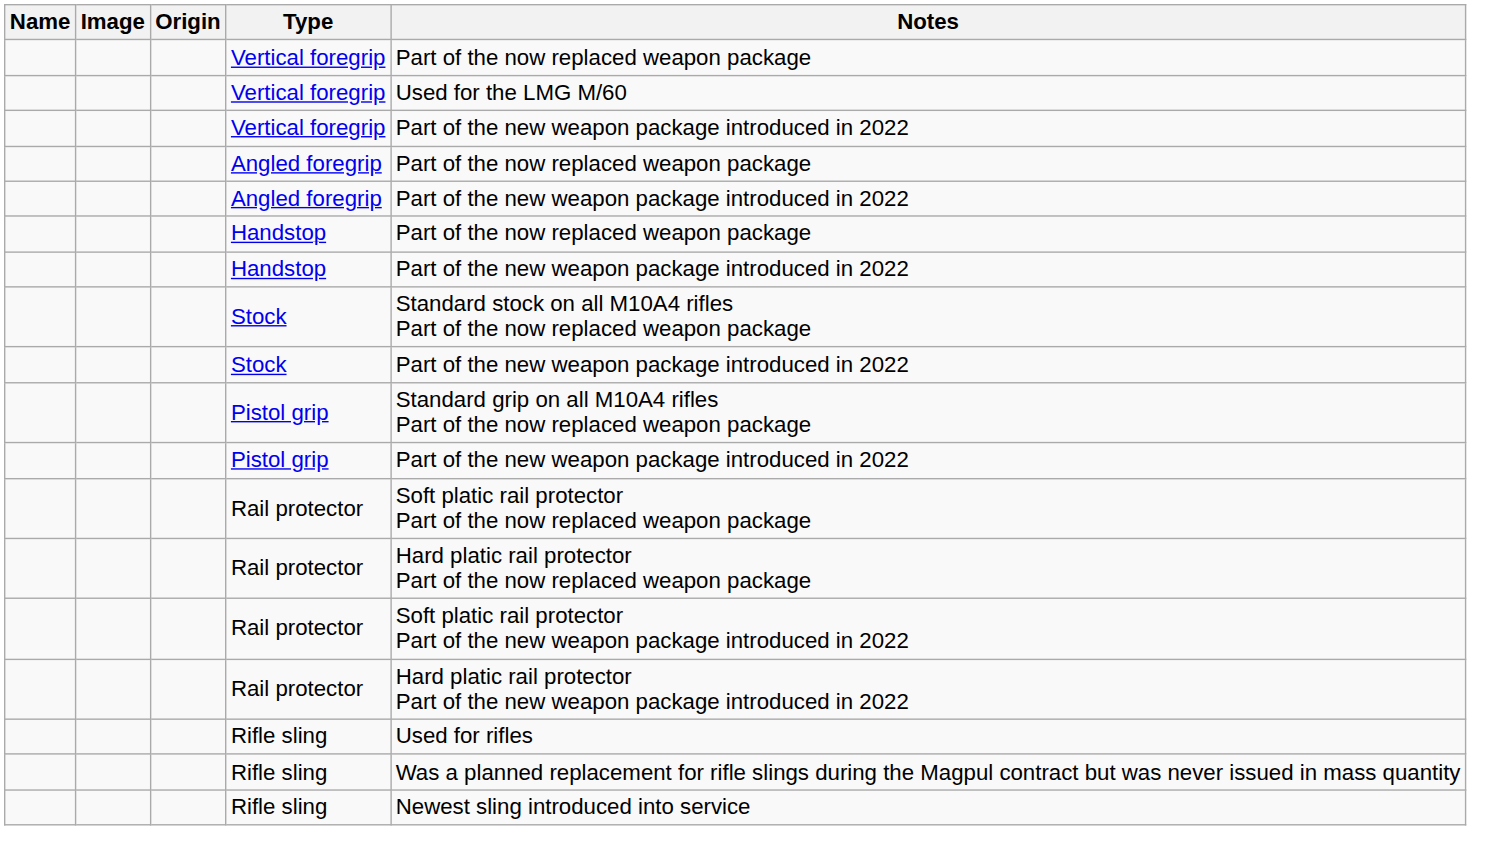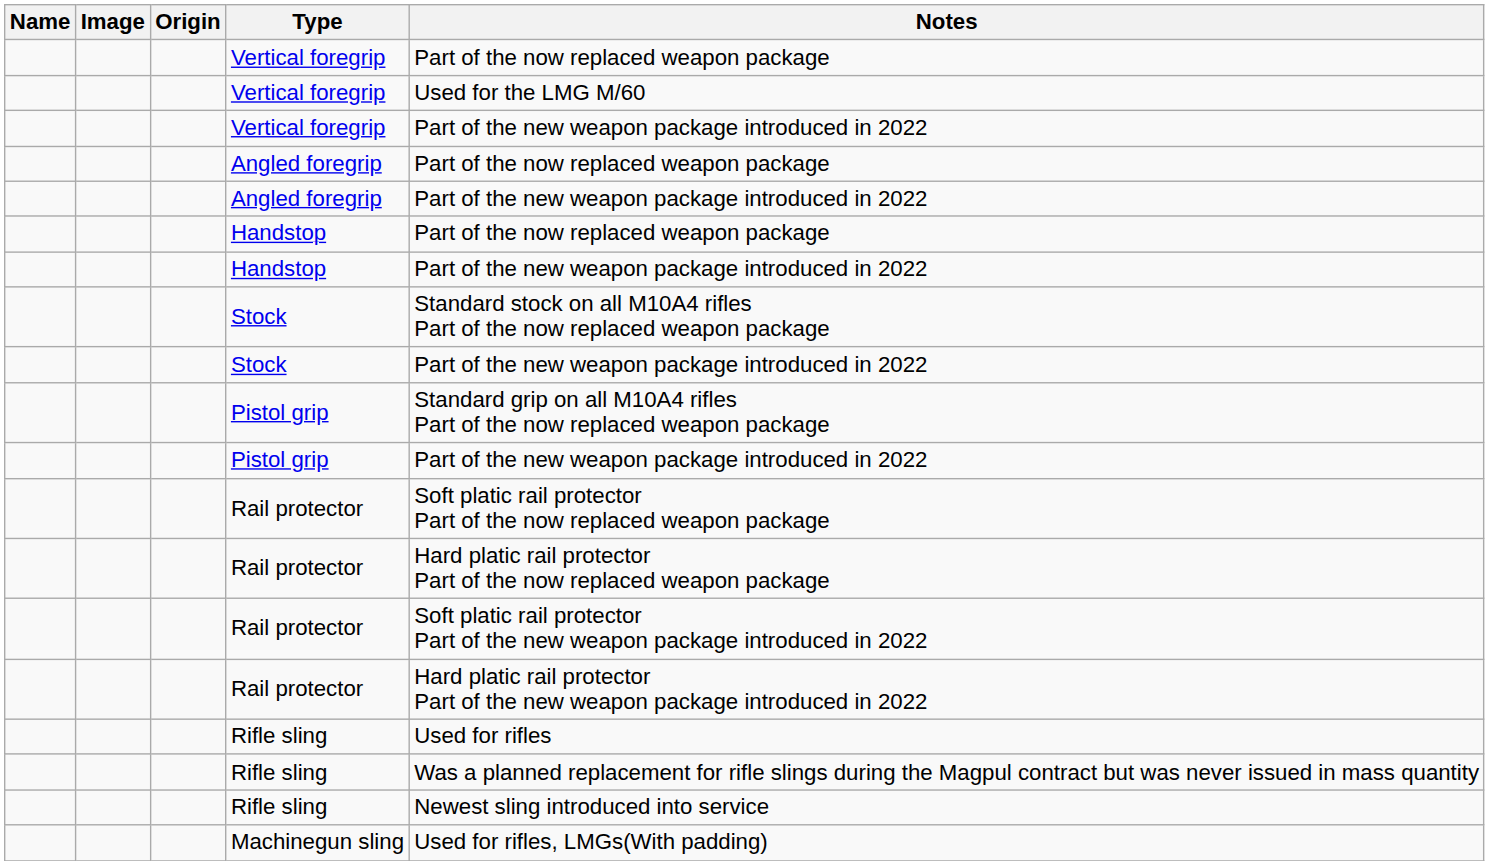+ row: (40, 843)
